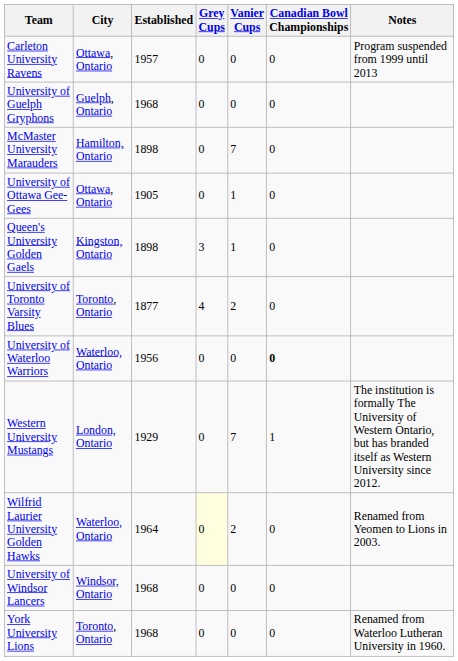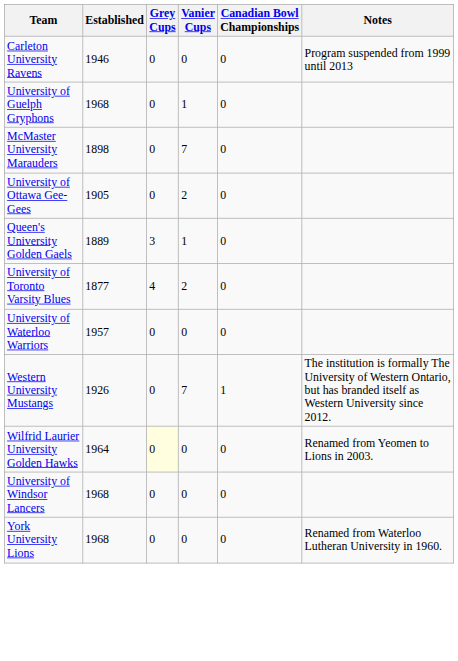- column: (102, 20)
(146, 59) 1957 -> (97, 59) 1946
(233, 104) 0 -> (184, 104) 1
(233, 195) 1 -> (184, 195) 2
(146, 247) 1898 -> (97, 240) 1889
(146, 358) 1956 -> (97, 331) 1957
(272, 358) bold -> (223, 331) normal
(146, 437) 1929 -> (97, 390) 1926
(233, 529) 2 -> (184, 449) 0
